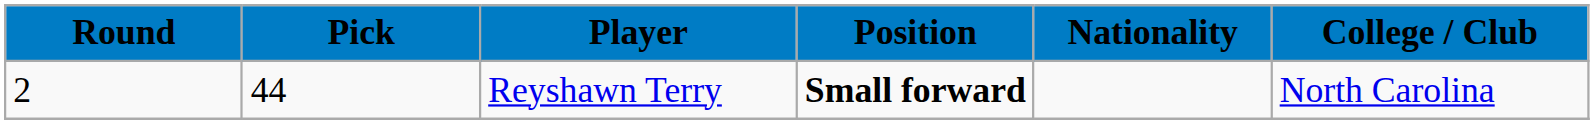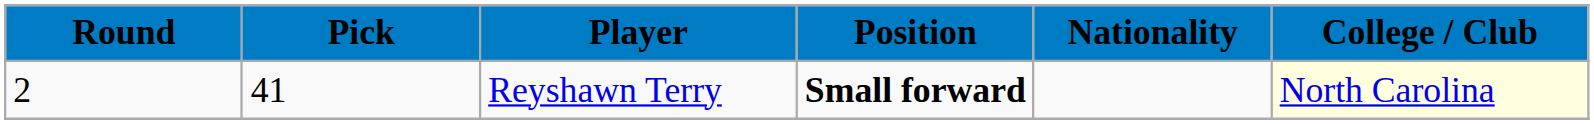(269, 89) 44 -> (269, 89) 41
(1387, 89) no background -> (1387, 89) lightyellow background
